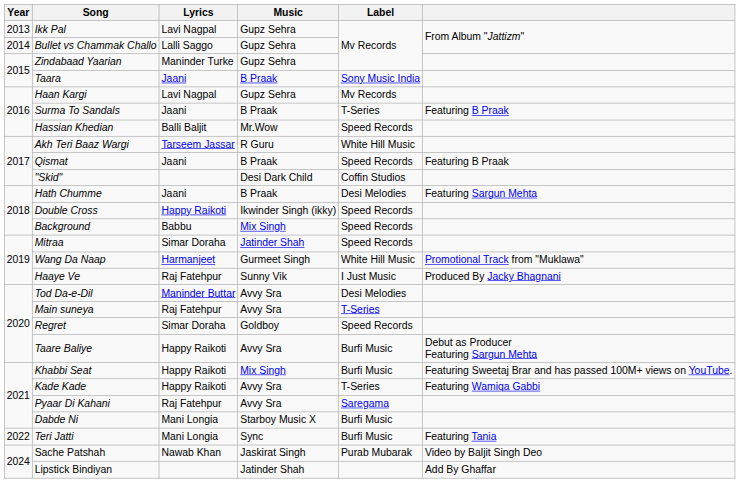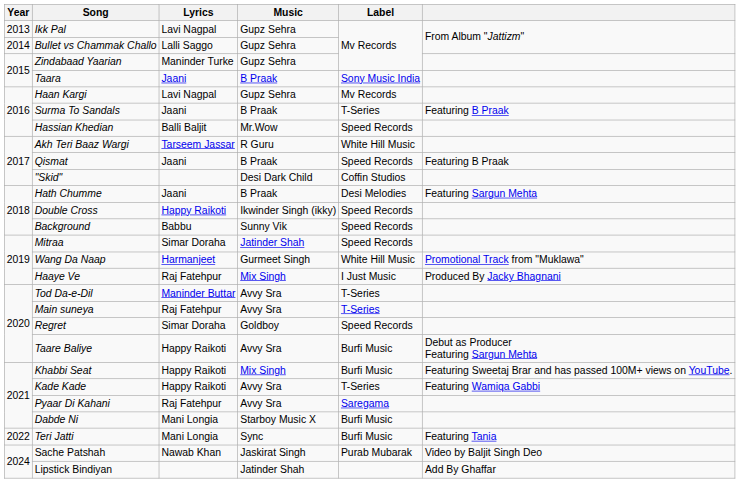(263, 227) Mix Singh -> (264, 227) Sunny Vik
(264, 276) Sunny Vik -> (263, 276) Mix Singh
(374, 293) Desi Melodies -> (360, 293) T-Series
